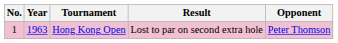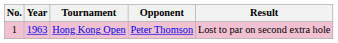columns swapped: (299, 13) <-> (197, 13)
